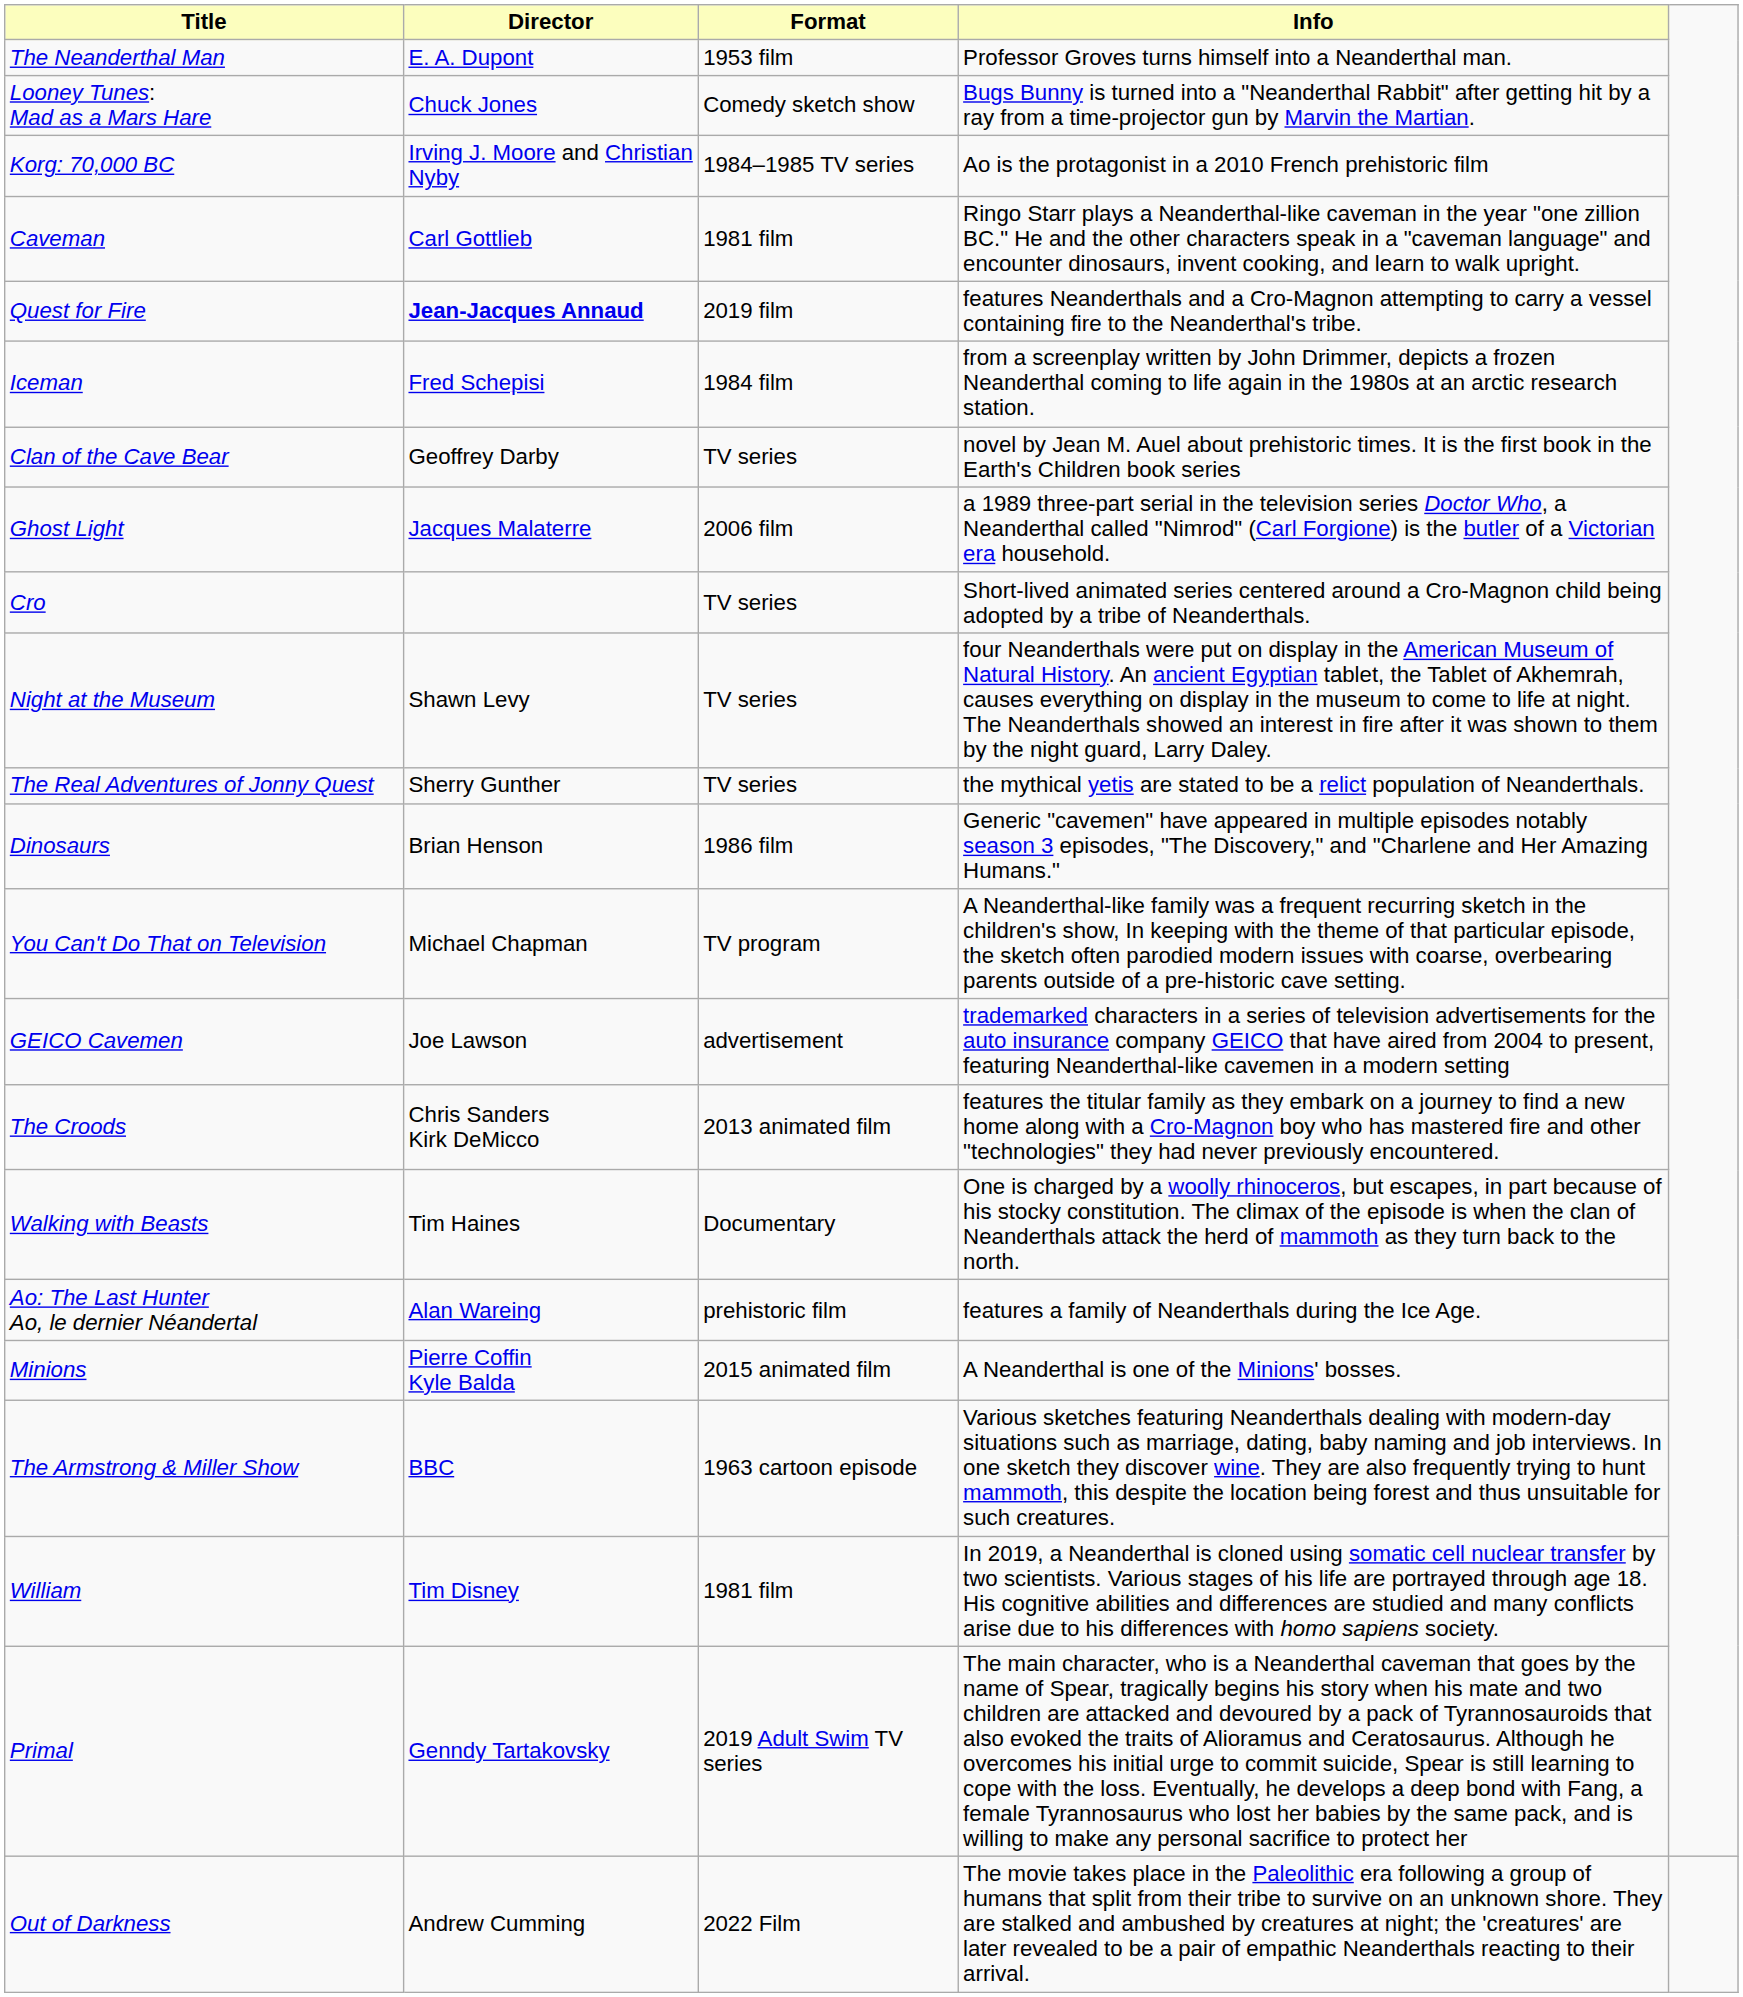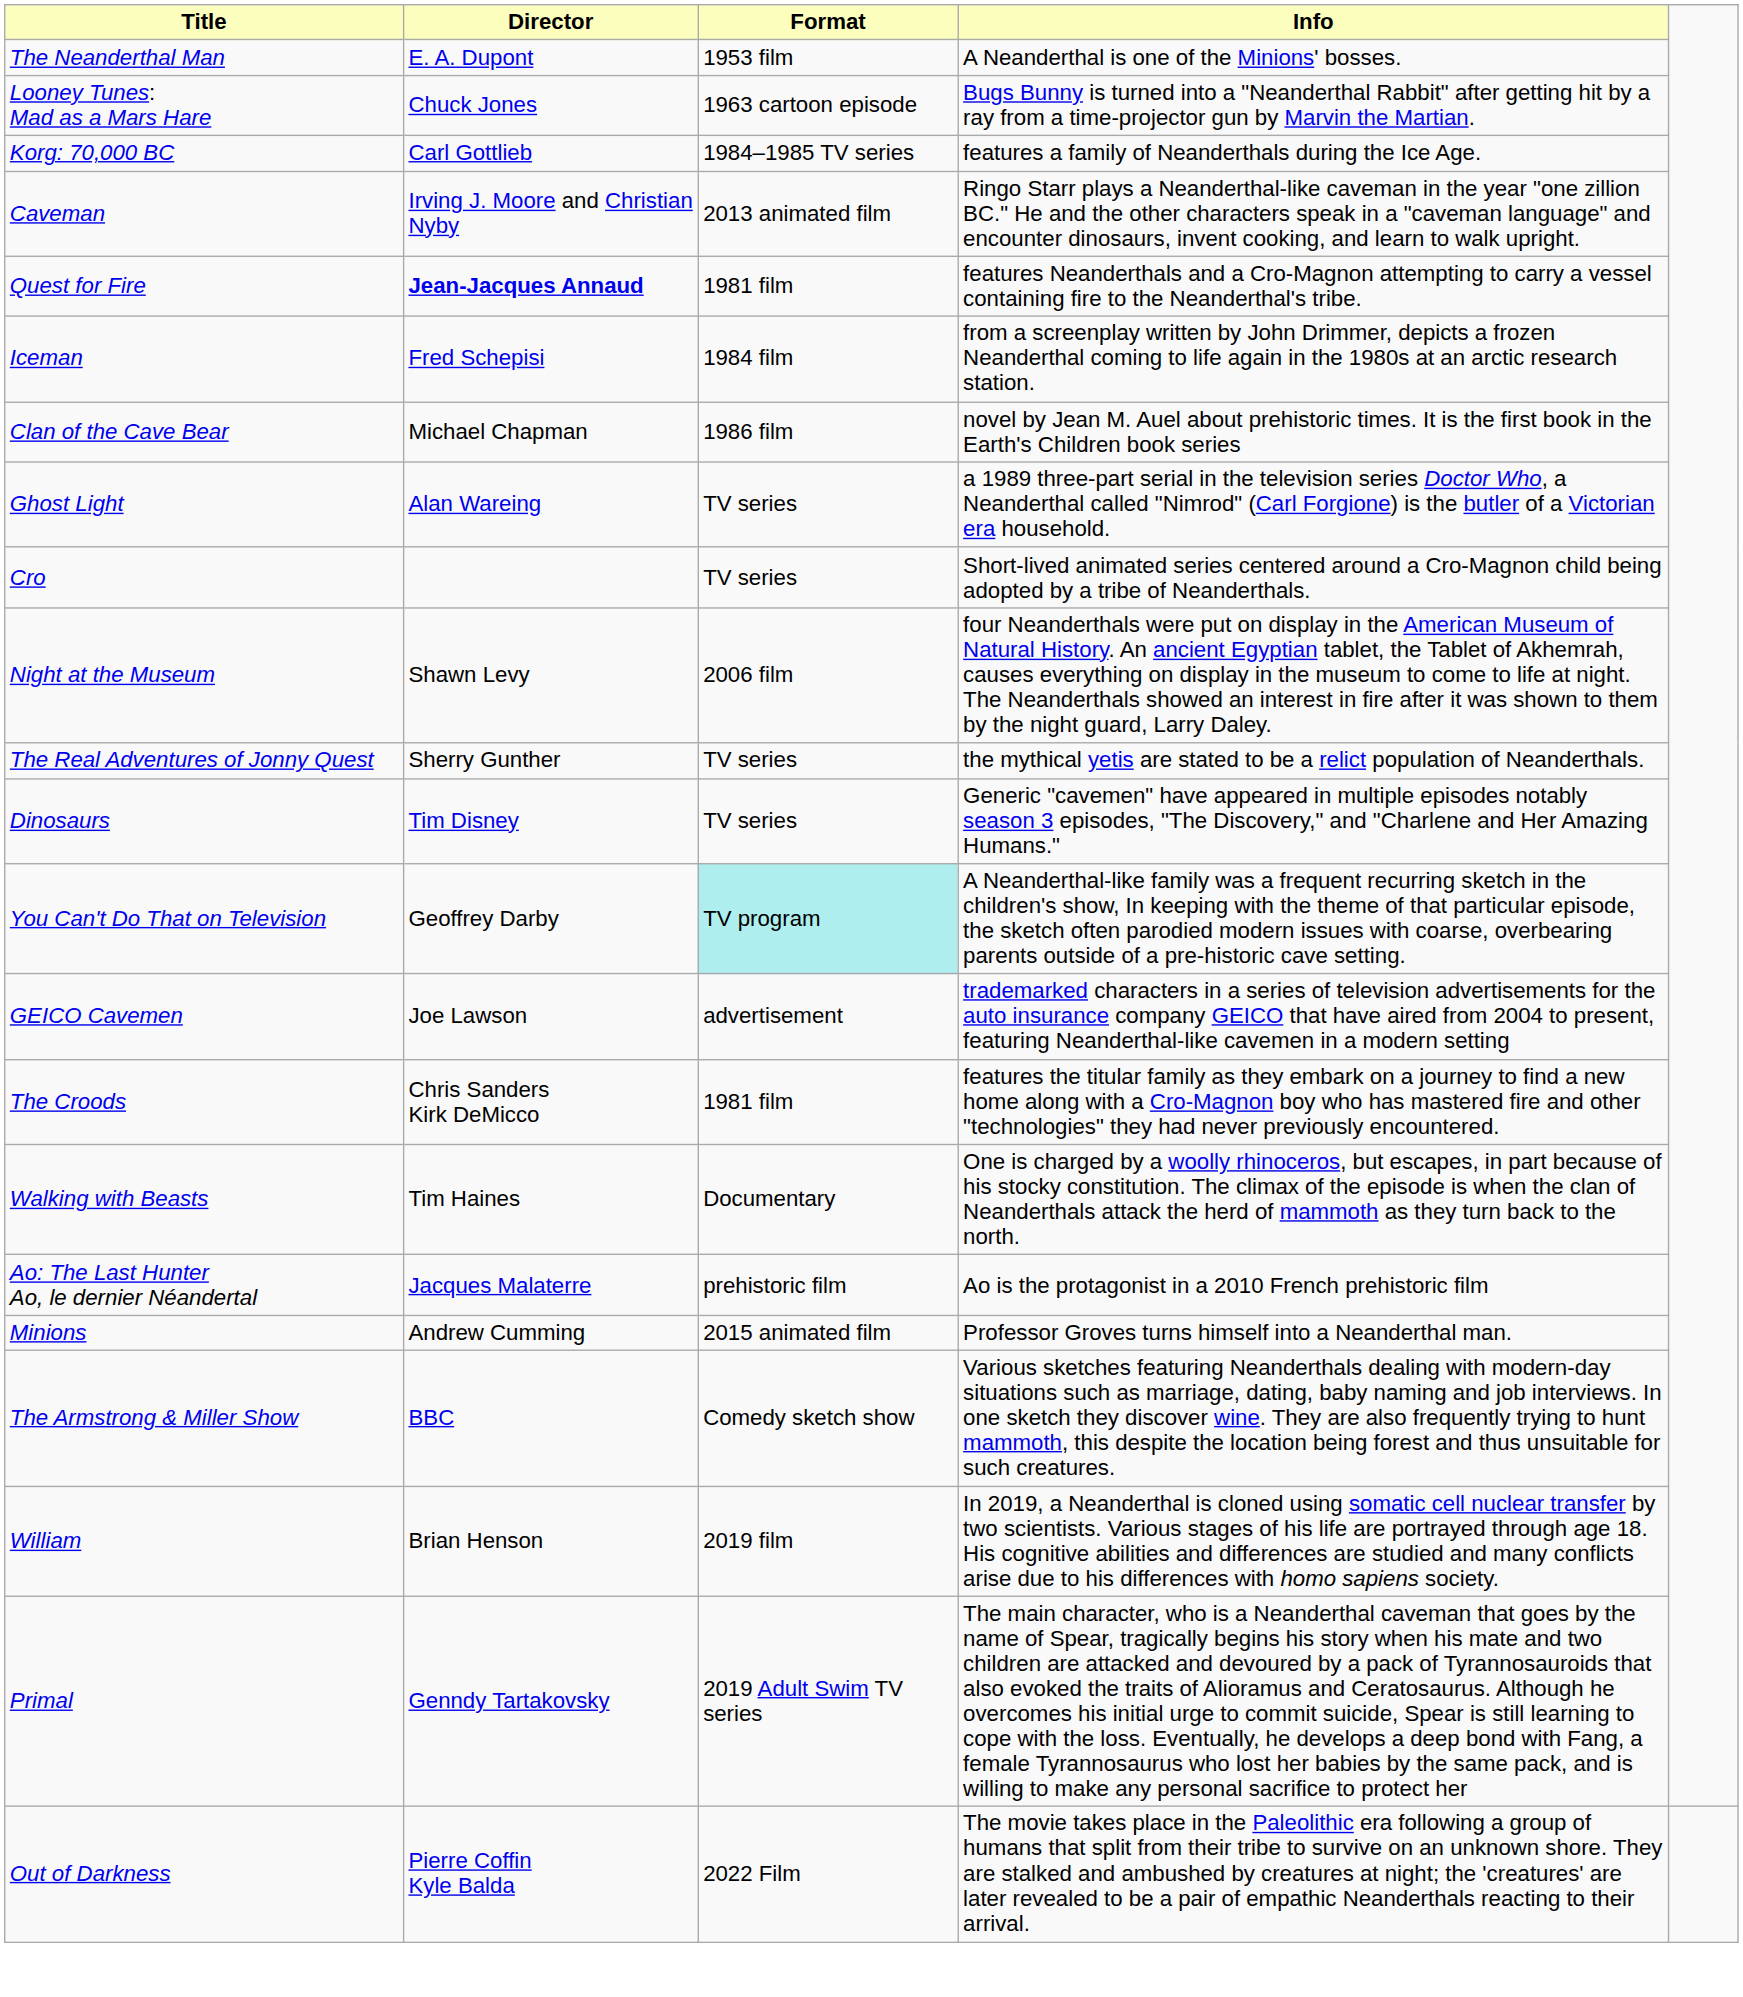(1238, 57) Professor Groves turns himself into a Neanderthal man. -> (1182, 57) A Neanderthal is one of the Minions' bosses.
(809, 105) Comedy sketch show -> (810, 105) 1963 cartoon episode
(551, 165) Irving J. Moore and Christian Nyby -> (470, 152) Carl Gottlieb
(1226, 165) Ao is the protagonist in a 2010 French prehistoric film -> (1222, 152) features a family of Neanderthals during the Ice Age.
(470, 238) Carl Gottlieb -> (551, 213) Irving J. Moore and Christian Nyby
(748, 238) 1981 film -> (797, 213) 2013 animated film
(748, 311) 2019 film -> (748, 286) 1981 film
(484, 456) Geoffrey Darby -> (498, 431) Michael Chapman
(750, 456) TV series -> (748, 431) 1986 film
(500, 529) Jacques Malaterre -> (475, 504) Alan Wareing
(748, 529) 2006 film -> (750, 504) TV series
(750, 700) TV series -> (748, 675) 2006 film
(476, 845) Brian Henson -> (464, 820) Tim Disney
(748, 845) 1986 film -> (750, 820) TV series
(498, 943) Michael Chapman -> (484, 918) Geoffrey Darby
(762, 943) no background -> (762, 918) paleturquoise background
(797, 1126) 2013 animated film -> (748, 1101) 1981 film
(475, 1309) Alan Wareing -> (500, 1284) Jacques Malaterre
(1222, 1309) features a family of Neanderthals during the Ice Age. -> (1226, 1284) Ao is the protagonist in a 2010 French prehistoric film
(470, 1370) Pierre Coffin Kyle Balda -> (497, 1332) Andrew Cumming
(1182, 1370) A Neanderthal is one of the Minions' bosses. -> (1238, 1332) Professor Groves turns himself into a Neanderthal man.
(810, 1467) 1963 cartoon episode -> (809, 1417) Comedy sketch show
(464, 1590) Tim Disney -> (476, 1540) Brian Henson
(748, 1590) 1981 film -> (748, 1540) 2019 film
(497, 1924) Andrew Cumming -> (470, 1873) Pierre Coffin Kyle Balda
